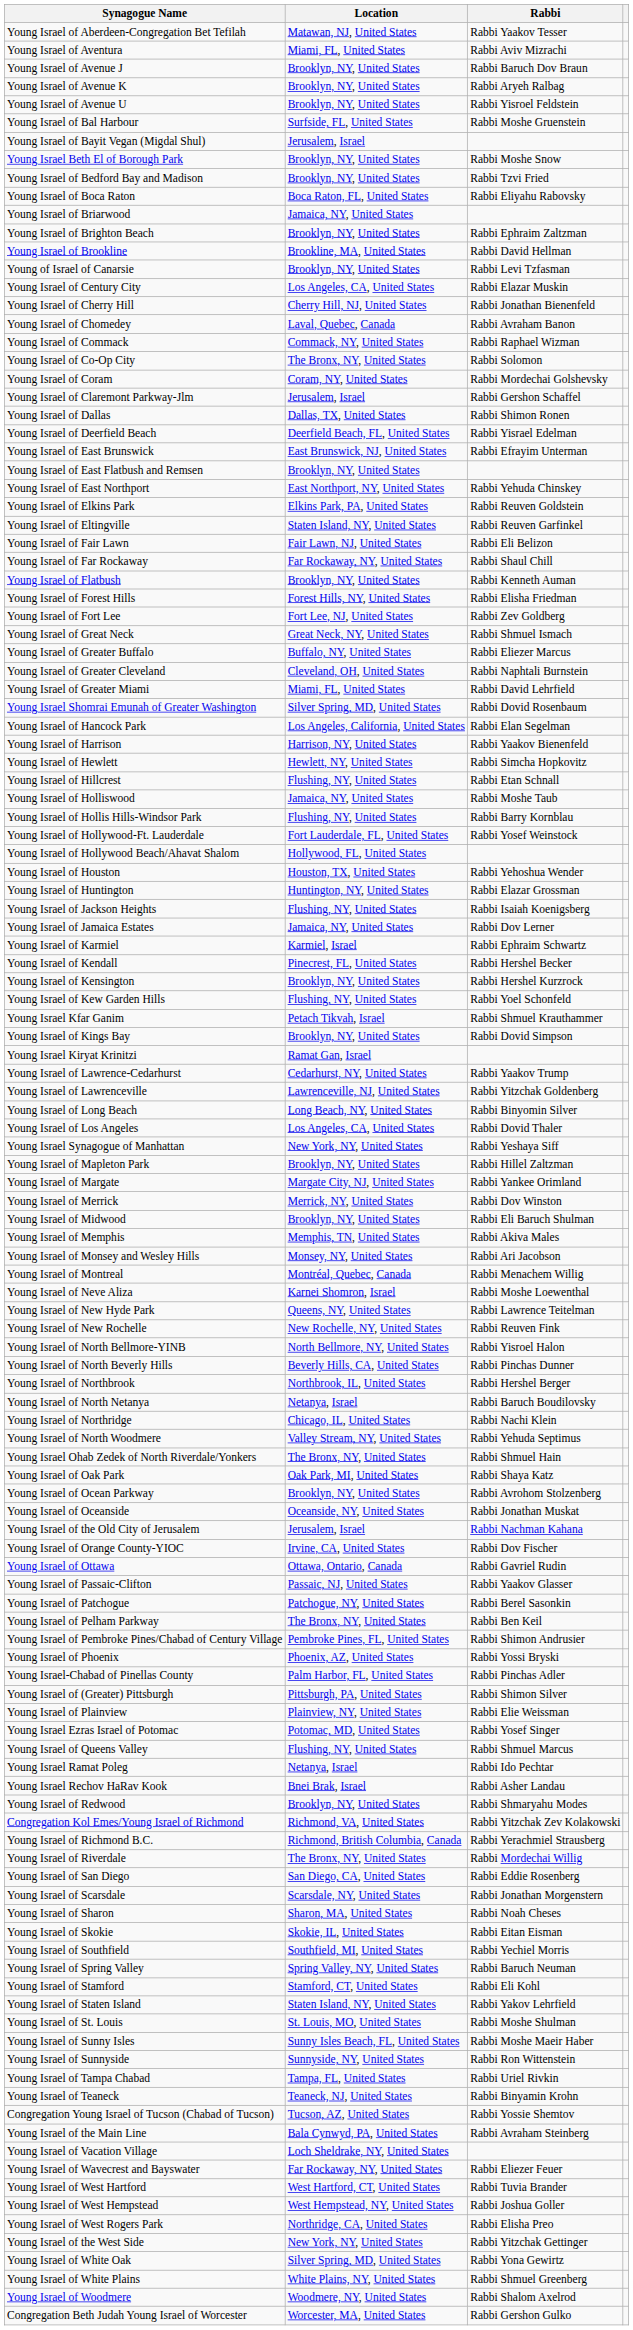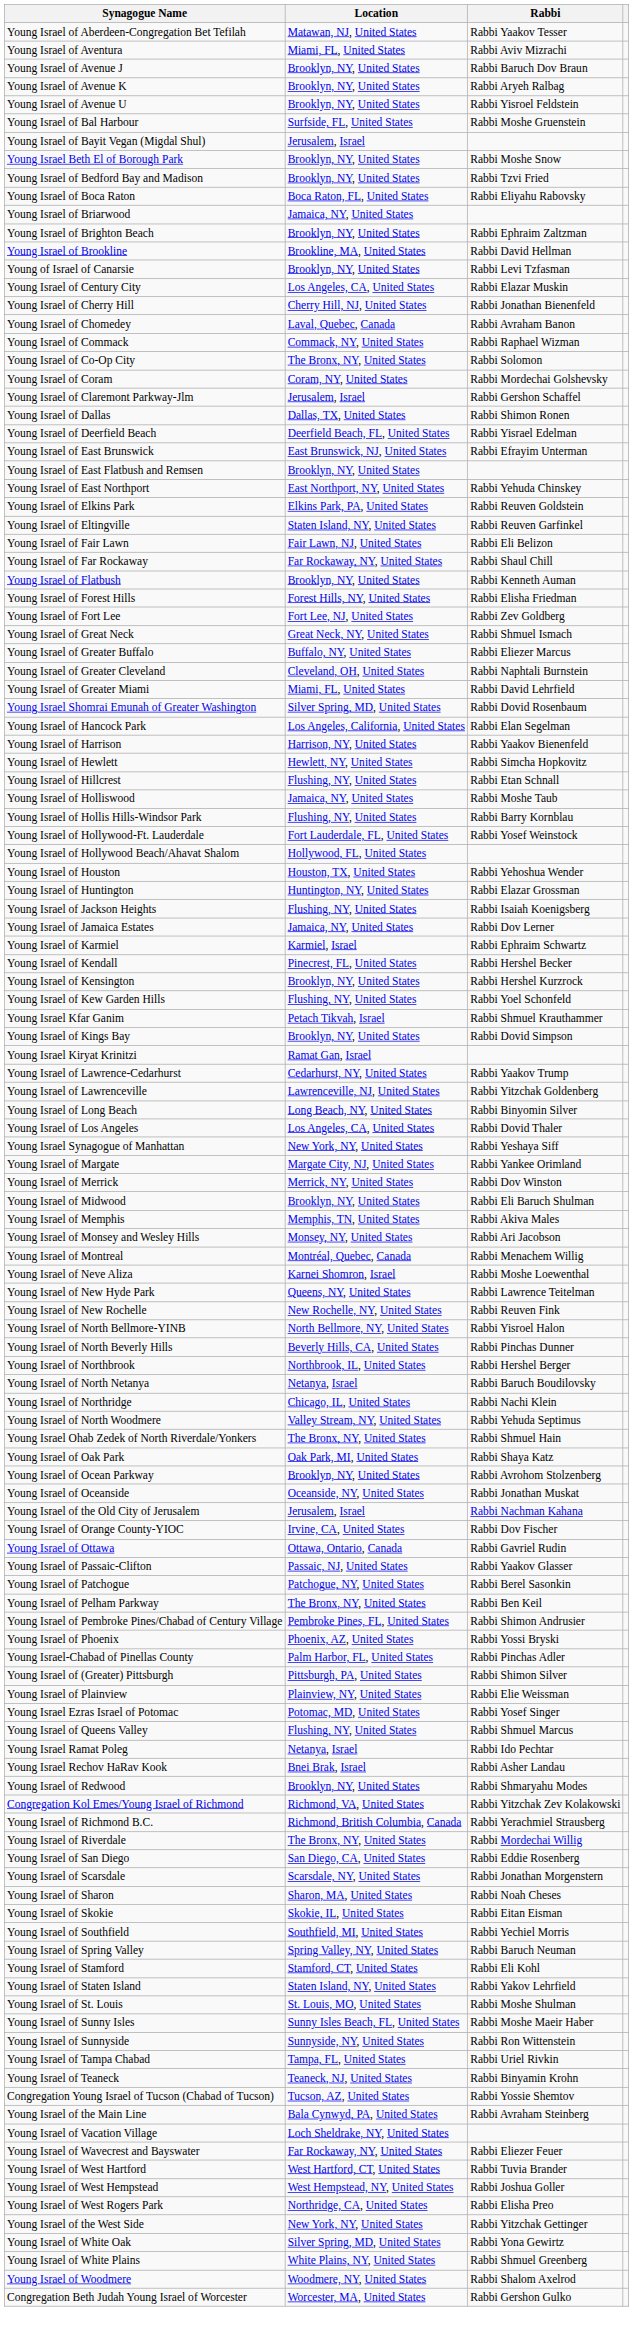- row: (78, 1164)
